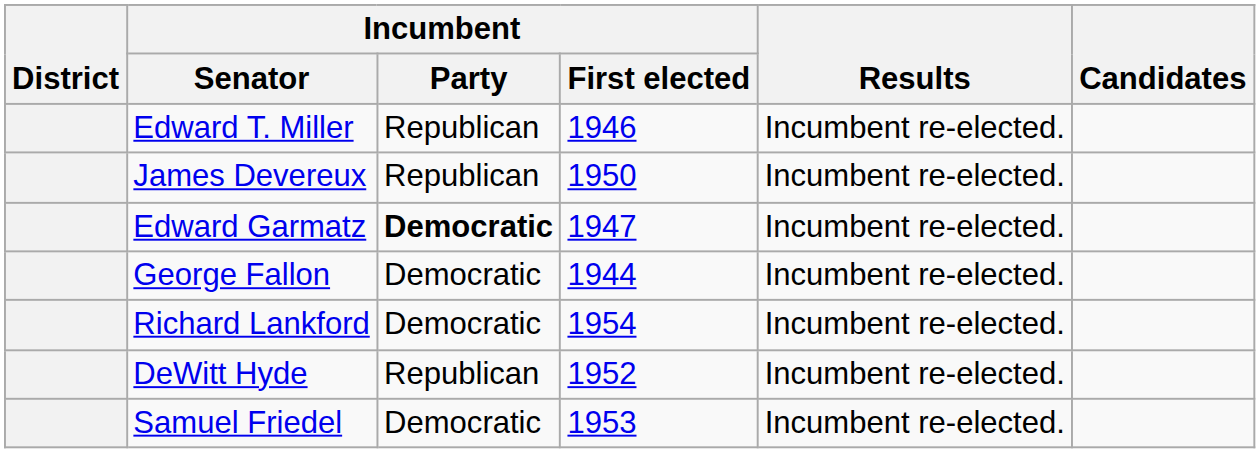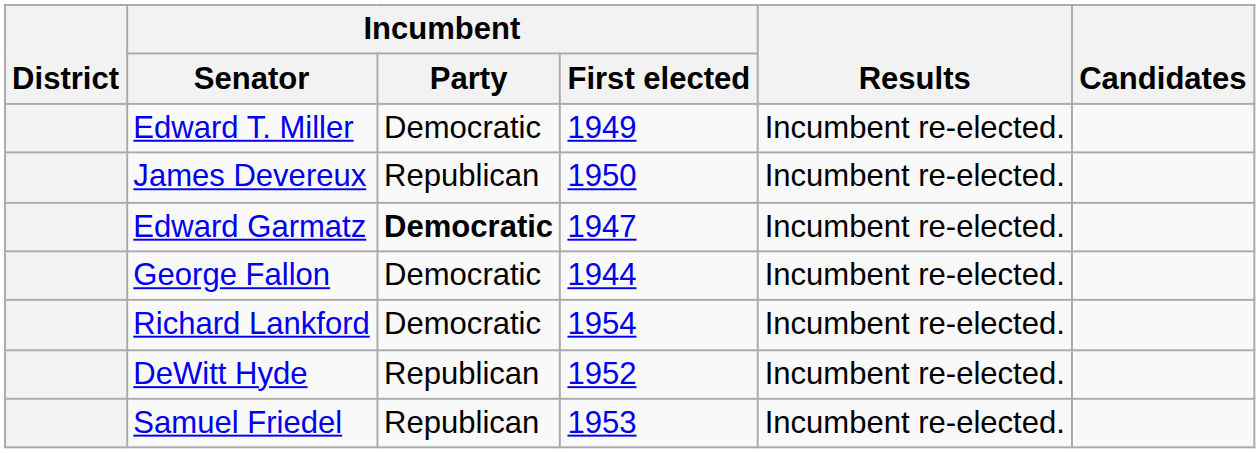(462, 127) Republican -> (463, 127) Democratic
(602, 127) 1946 -> (602, 127) 1949
(463, 422) Democratic -> (462, 422) Republican
